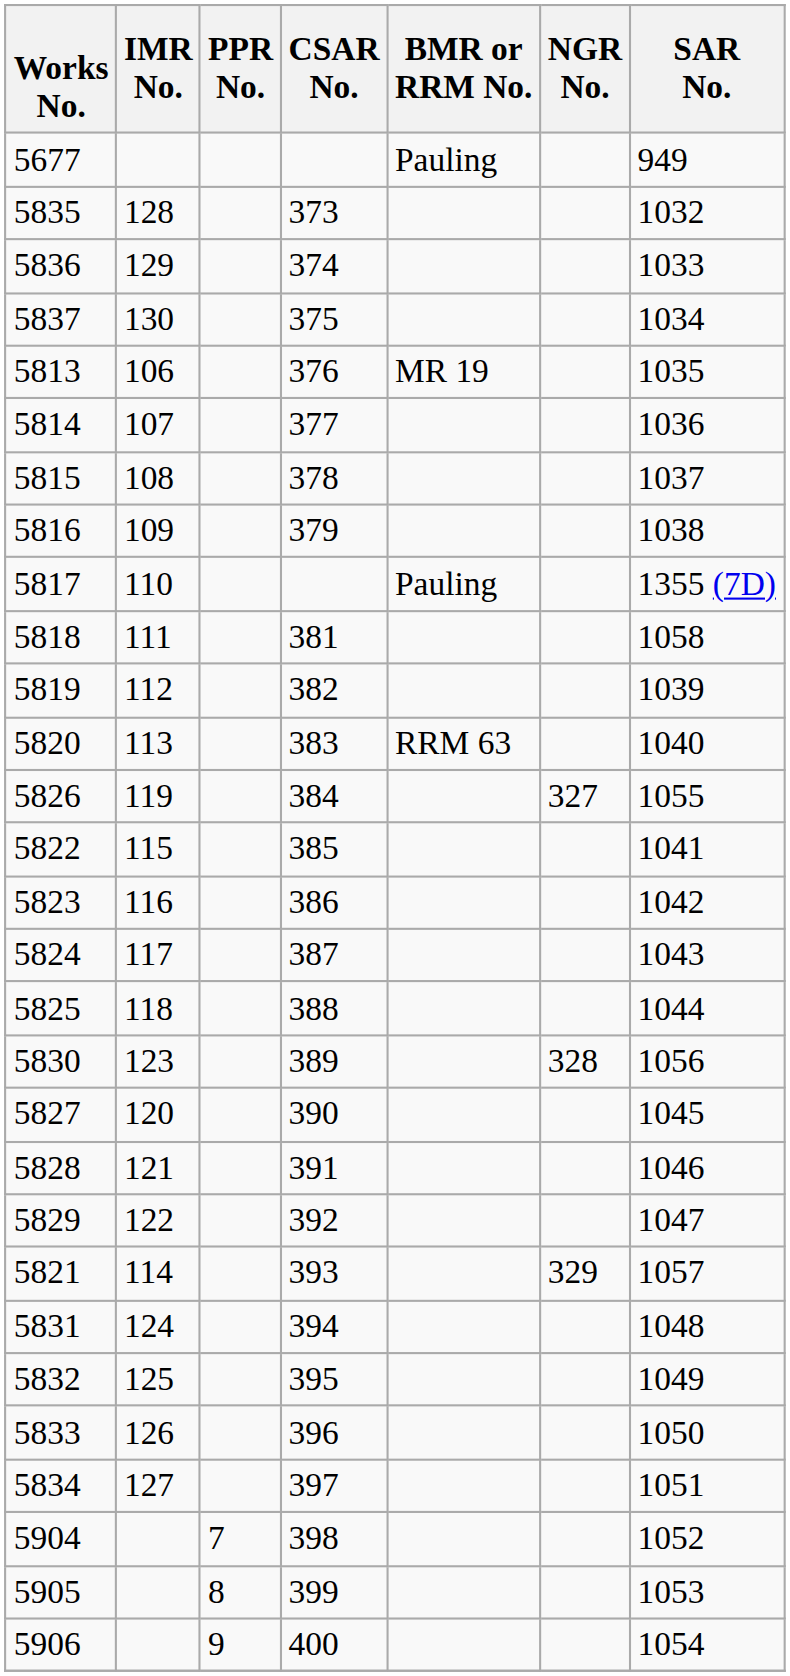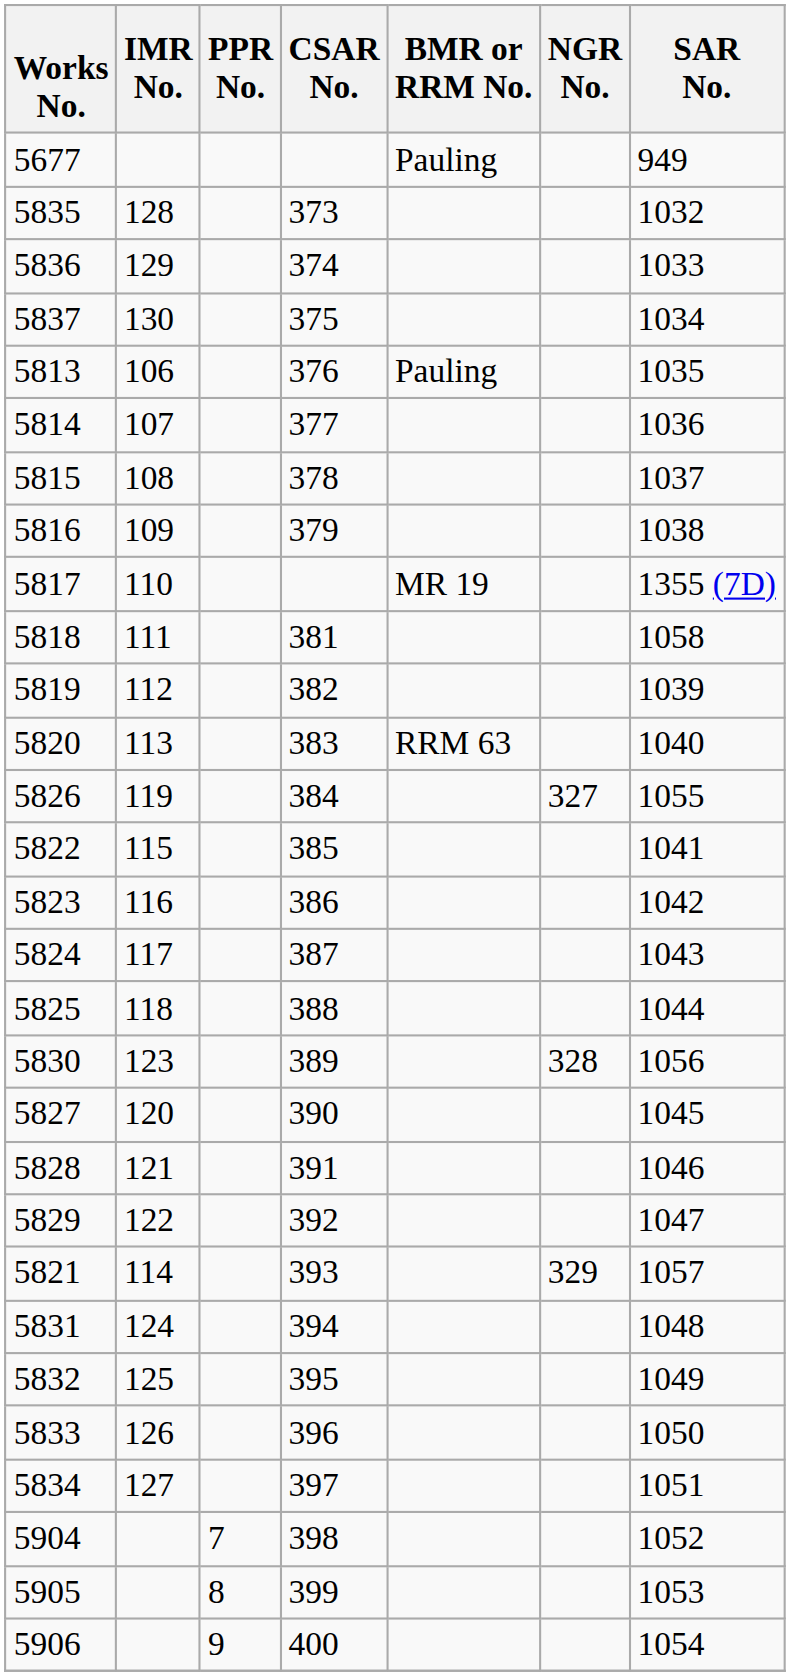(442, 371) MR 19 -> (446, 371) Pauling
(446, 583) Pauling -> (442, 583) MR 19
